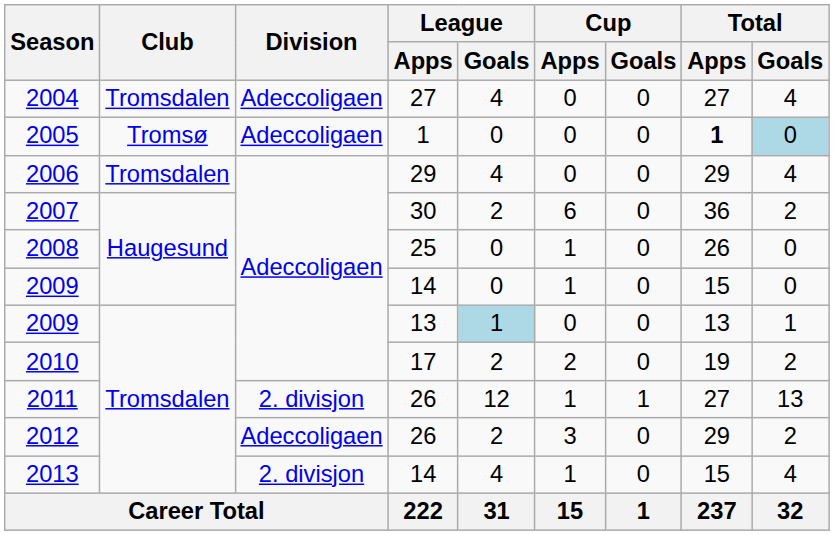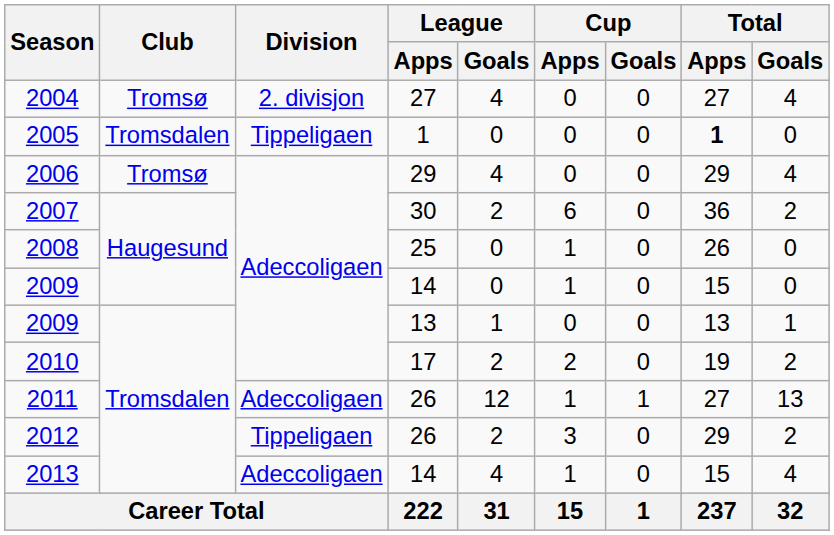(167, 98) Tromsdalen -> (167, 98) Tromsø
(312, 98) Adeccoligaen -> (312, 98) 2. divisjon
(167, 135) Tromsø -> (167, 135) Tromsdalen
(312, 135) Adeccoligaen -> (312, 135) Tippeligaen
(790, 135) lightblue background -> (790, 135) no background
(167, 173) Tromsdalen -> (167, 173) Tromsø
(497, 323) lightblue background -> (497, 323) no background
(312, 398) 2. divisjon -> (312, 398) Adeccoligaen
(312, 436) Adeccoligaen -> (312, 436) Tippeligaen
(312, 473) 2. divisjon -> (312, 473) Adeccoligaen
